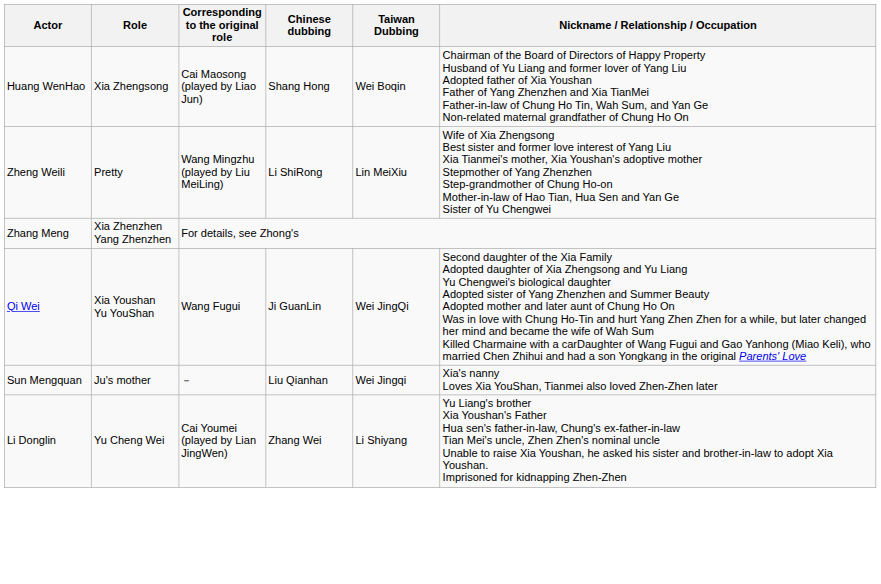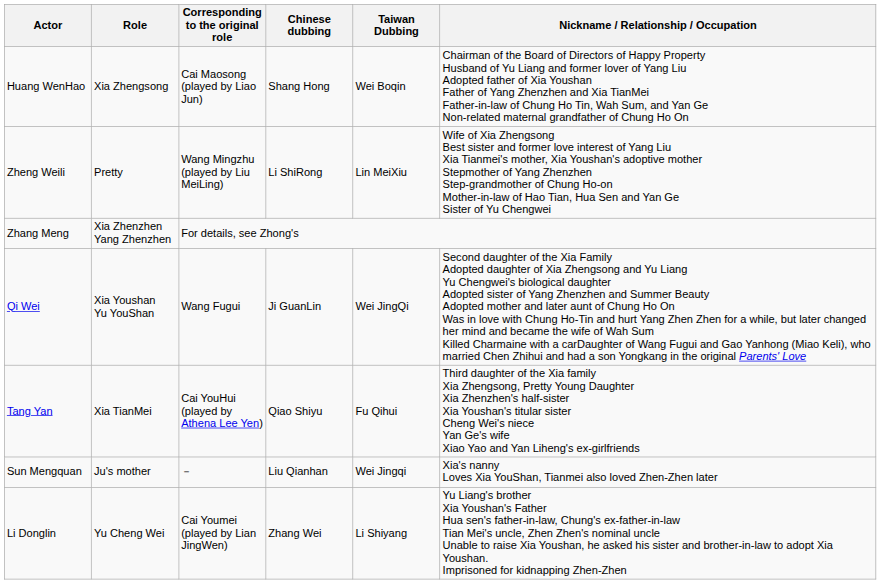+ row: (30, 411)
